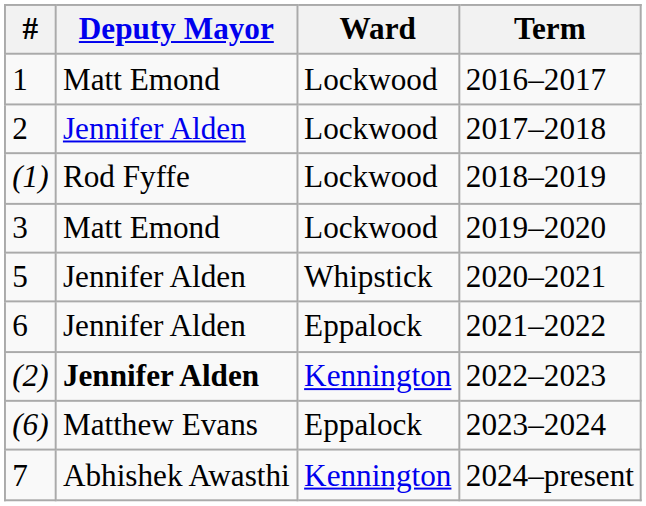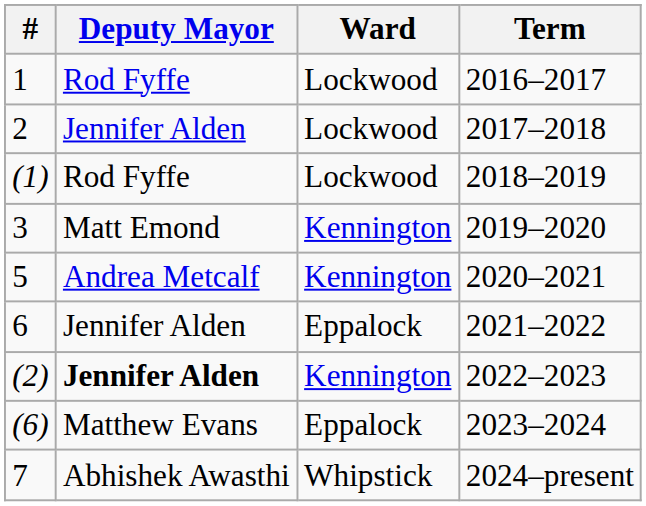(141, 78) Matt Emond -> (126, 78) Rod Fyffe
(371, 227) Lockwood -> (378, 227) Kennington
(154, 276) Jennifer Alden -> (161, 276) Andrea Metcalf
(368, 276) Whipstick -> (378, 276) Kennington
(378, 474) Kennington -> (368, 474) Whipstick
